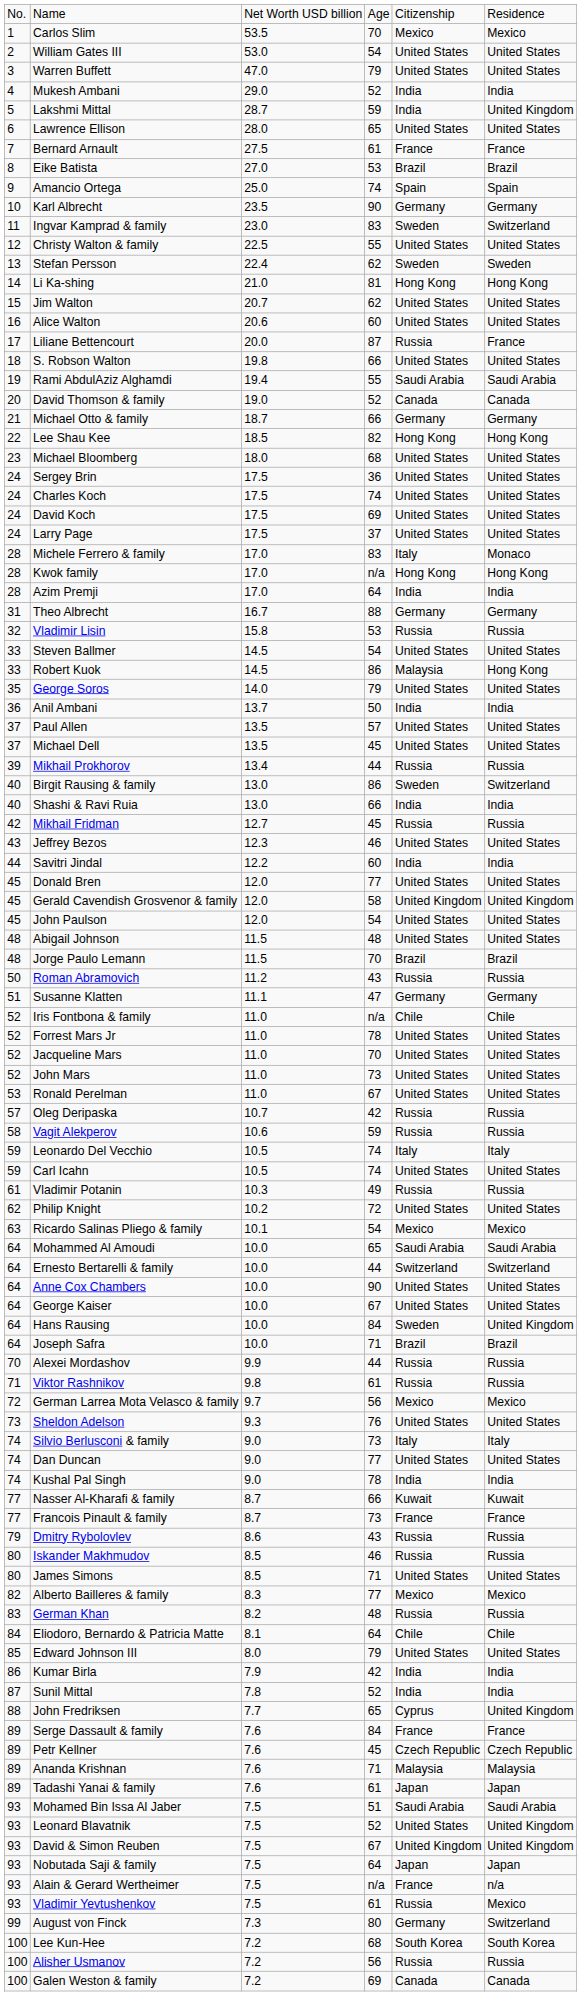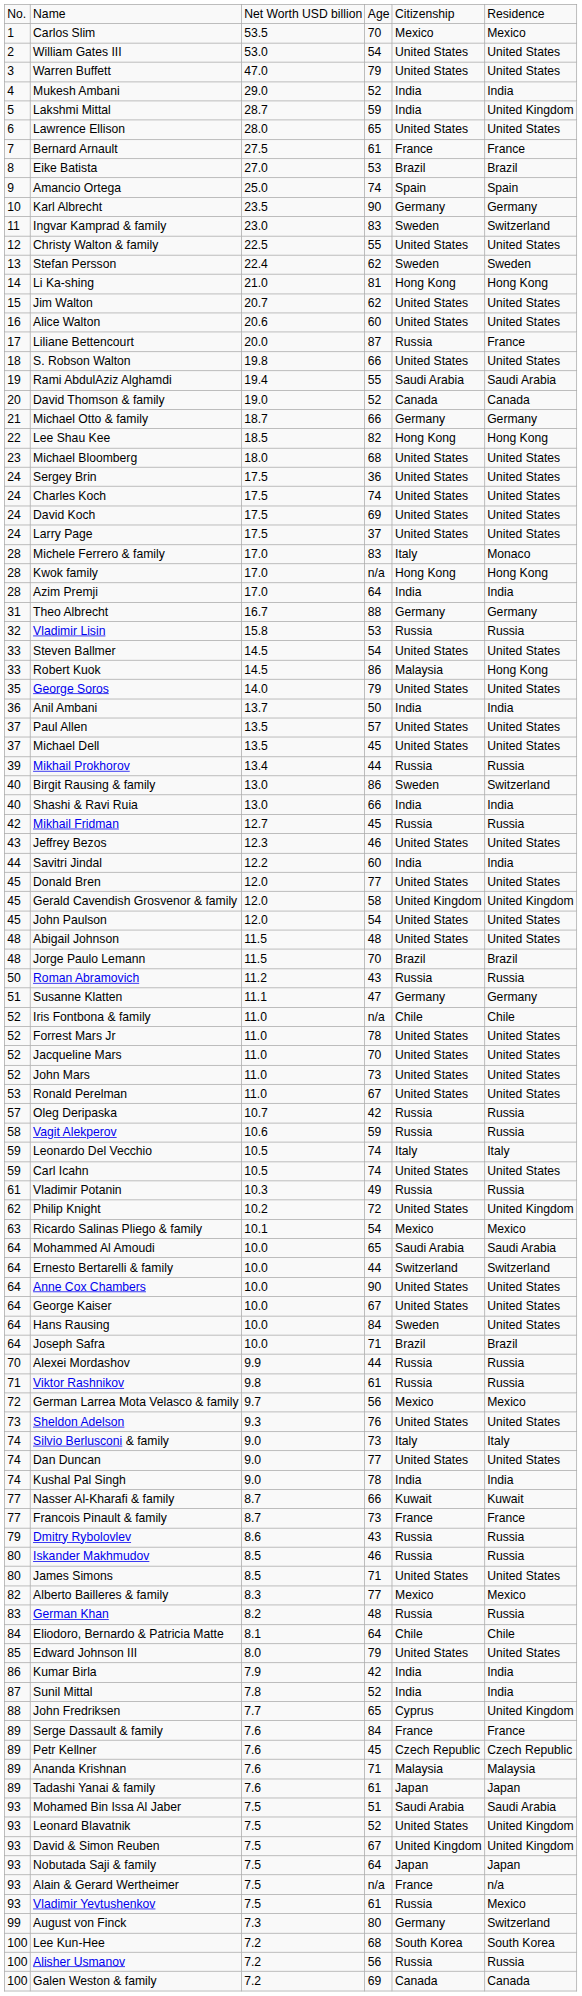(524, 1209) United States -> (530, 1209) United Kingdom
(530, 1325) United Kingdom -> (524, 1325) United States
